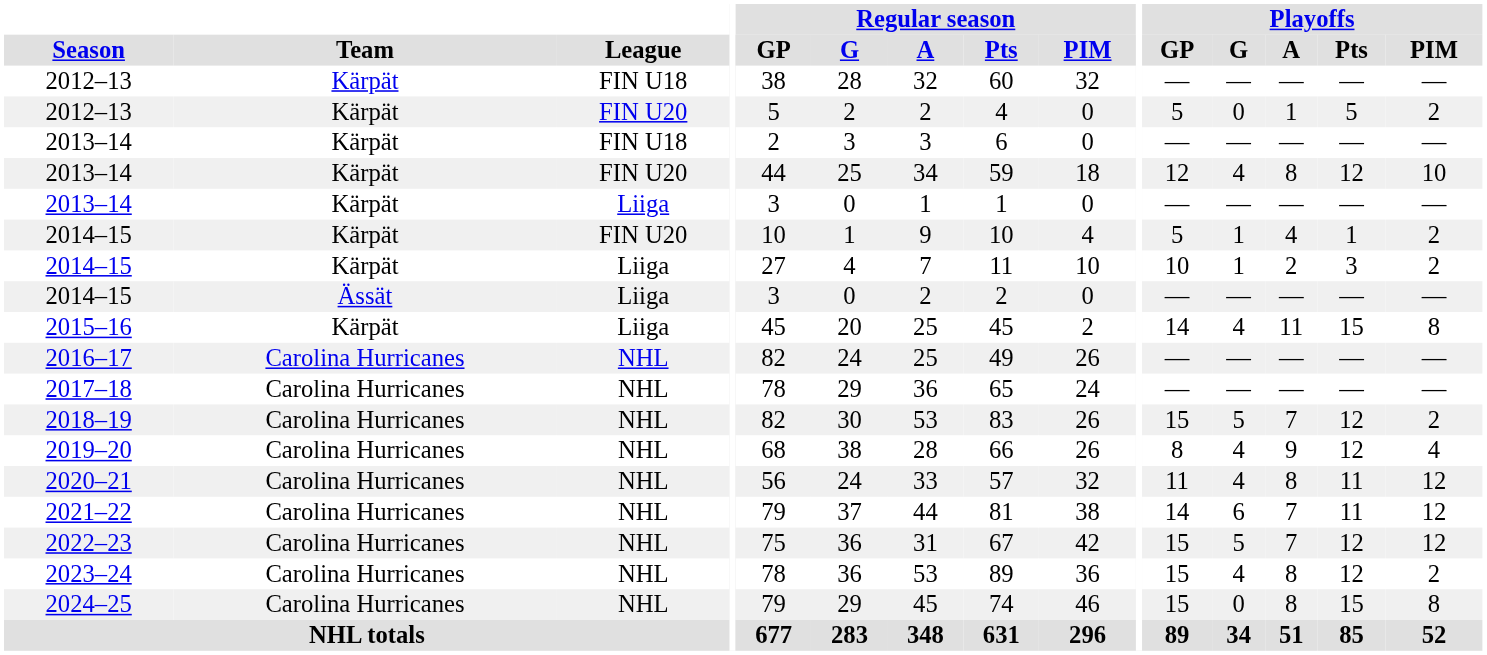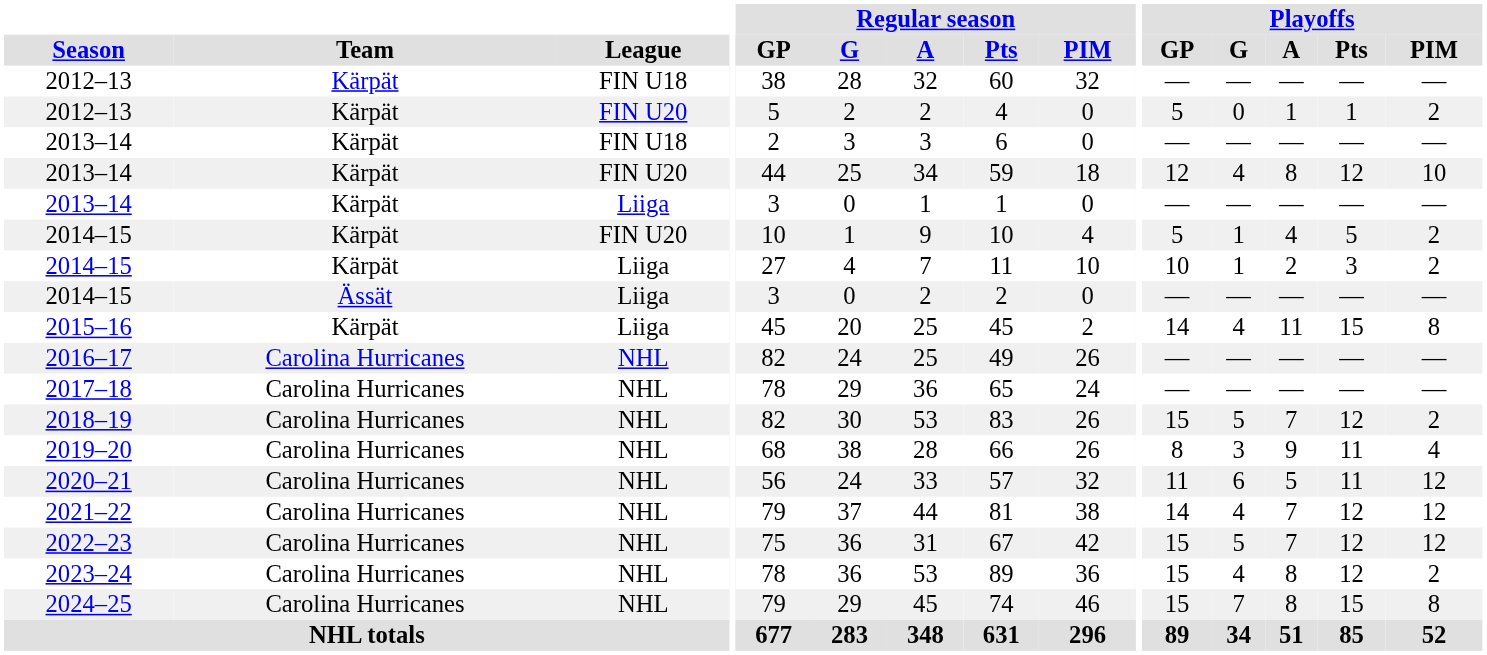(1352, 111) 5 -> (1352, 111) 1
(1352, 234) 1 -> (1352, 234) 5
(1239, 450) 4 -> (1239, 450) 3
(1352, 450) 12 -> (1352, 450) 11
(1239, 481) 4 -> (1239, 481) 6
(1291, 481) 8 -> (1291, 481) 5
(1239, 511) 6 -> (1239, 511) 4
(1352, 511) 11 -> (1352, 511) 12
(1239, 604) 0 -> (1239, 604) 7
